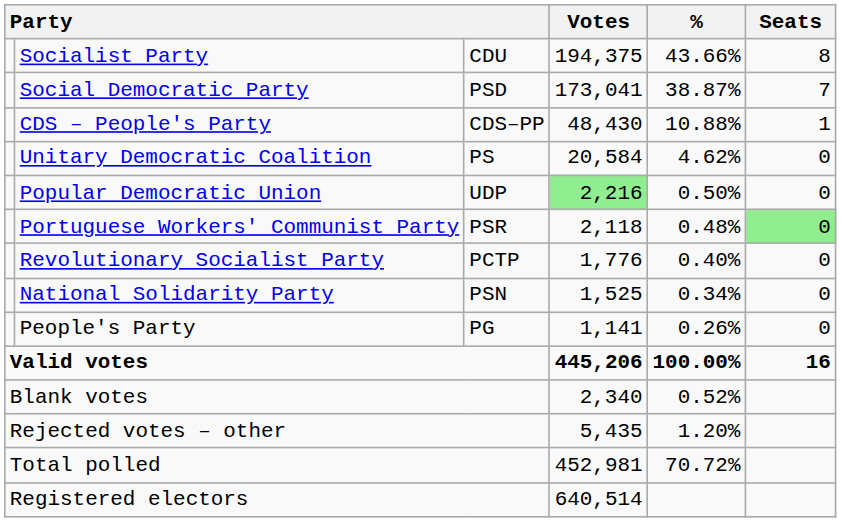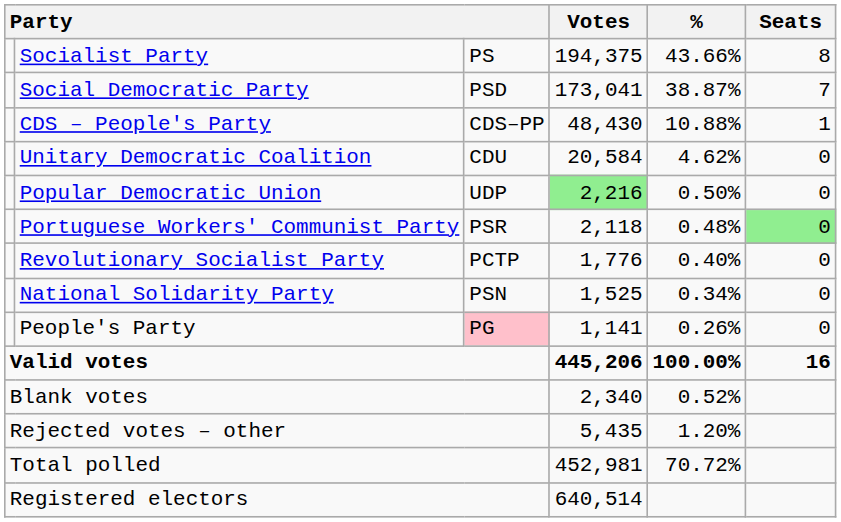(488, 56) CDU -> (482, 56) PS
(482, 158) PS -> (488, 158) CDU
(482, 329) no background -> (482, 329) pink background
